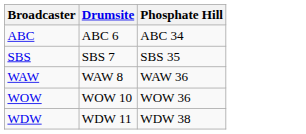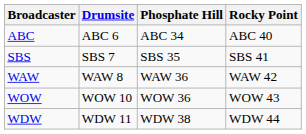+ column: (263, 14)
